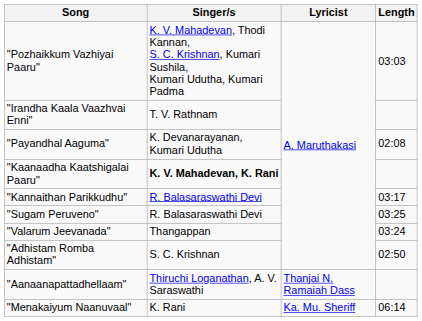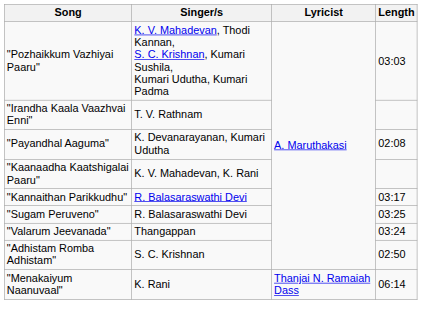(214, 173) bold -> (196, 173) normal
- row: (67, 284)
(319, 308) Ka. Mu. Sheriff -> (322, 284) Thanjai N. Ramaiah Dass
